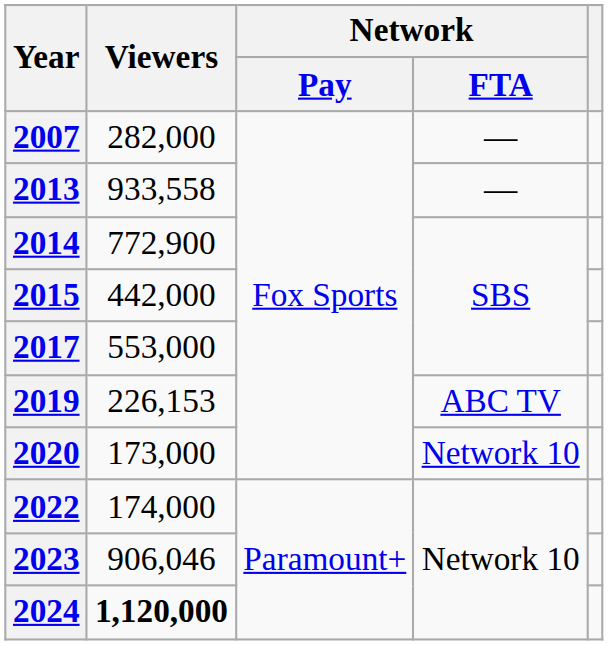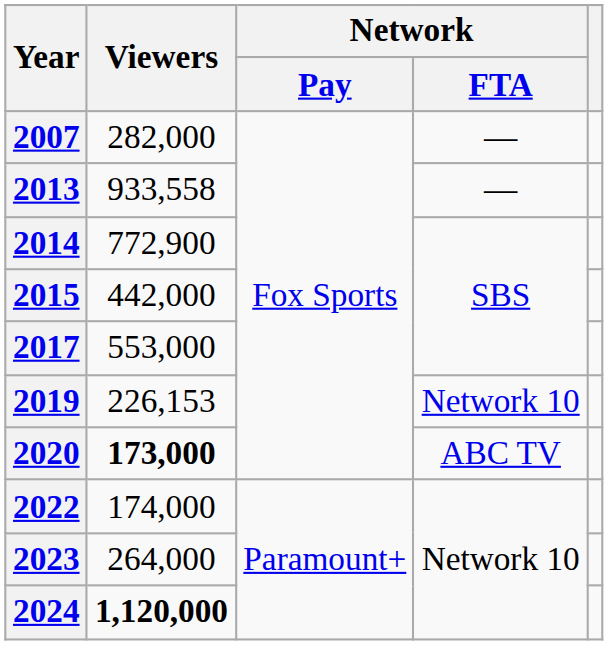(501, 400) ABC TV -> (501, 400) Network 10
(161, 453) normal -> (161, 453) bold
(501, 453) Network 10 -> (501, 453) ABC TV
(161, 558) 906,046 -> (161, 558) 264,000
